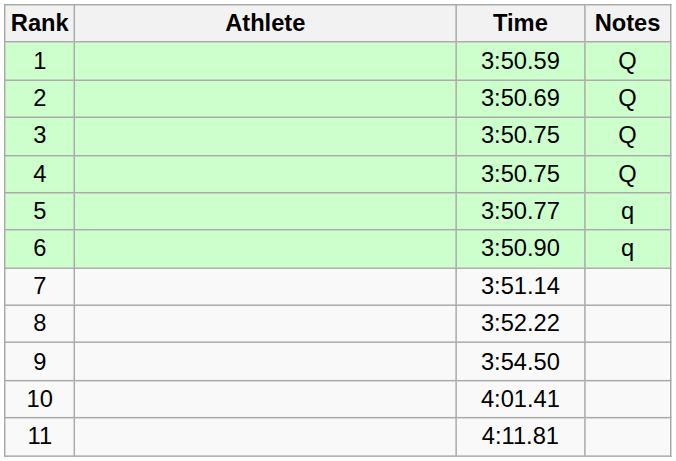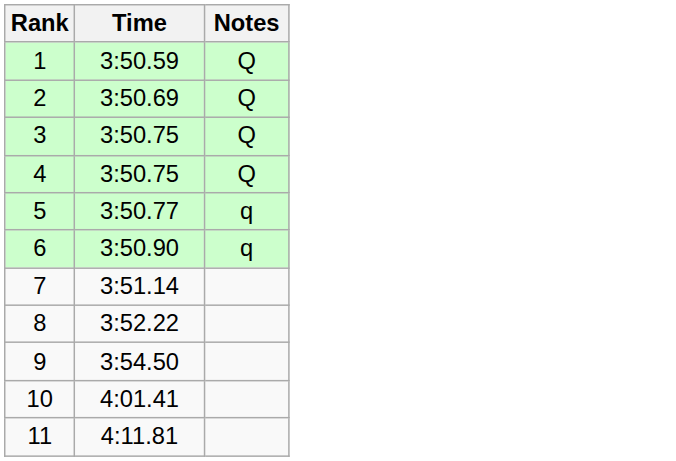- column: (265, 23)
